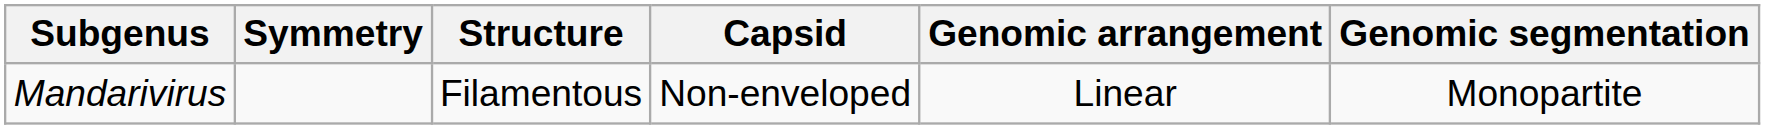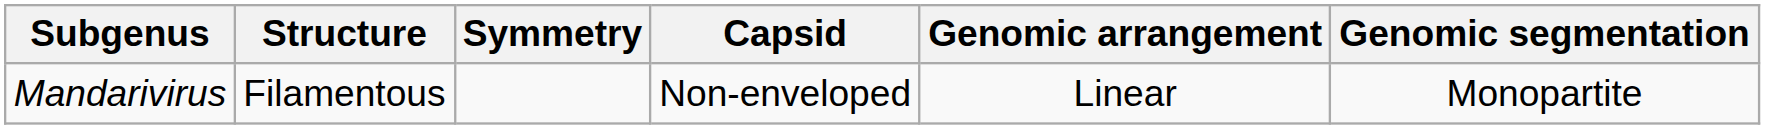columns swapped: (541, 33) <-> (333, 33)
